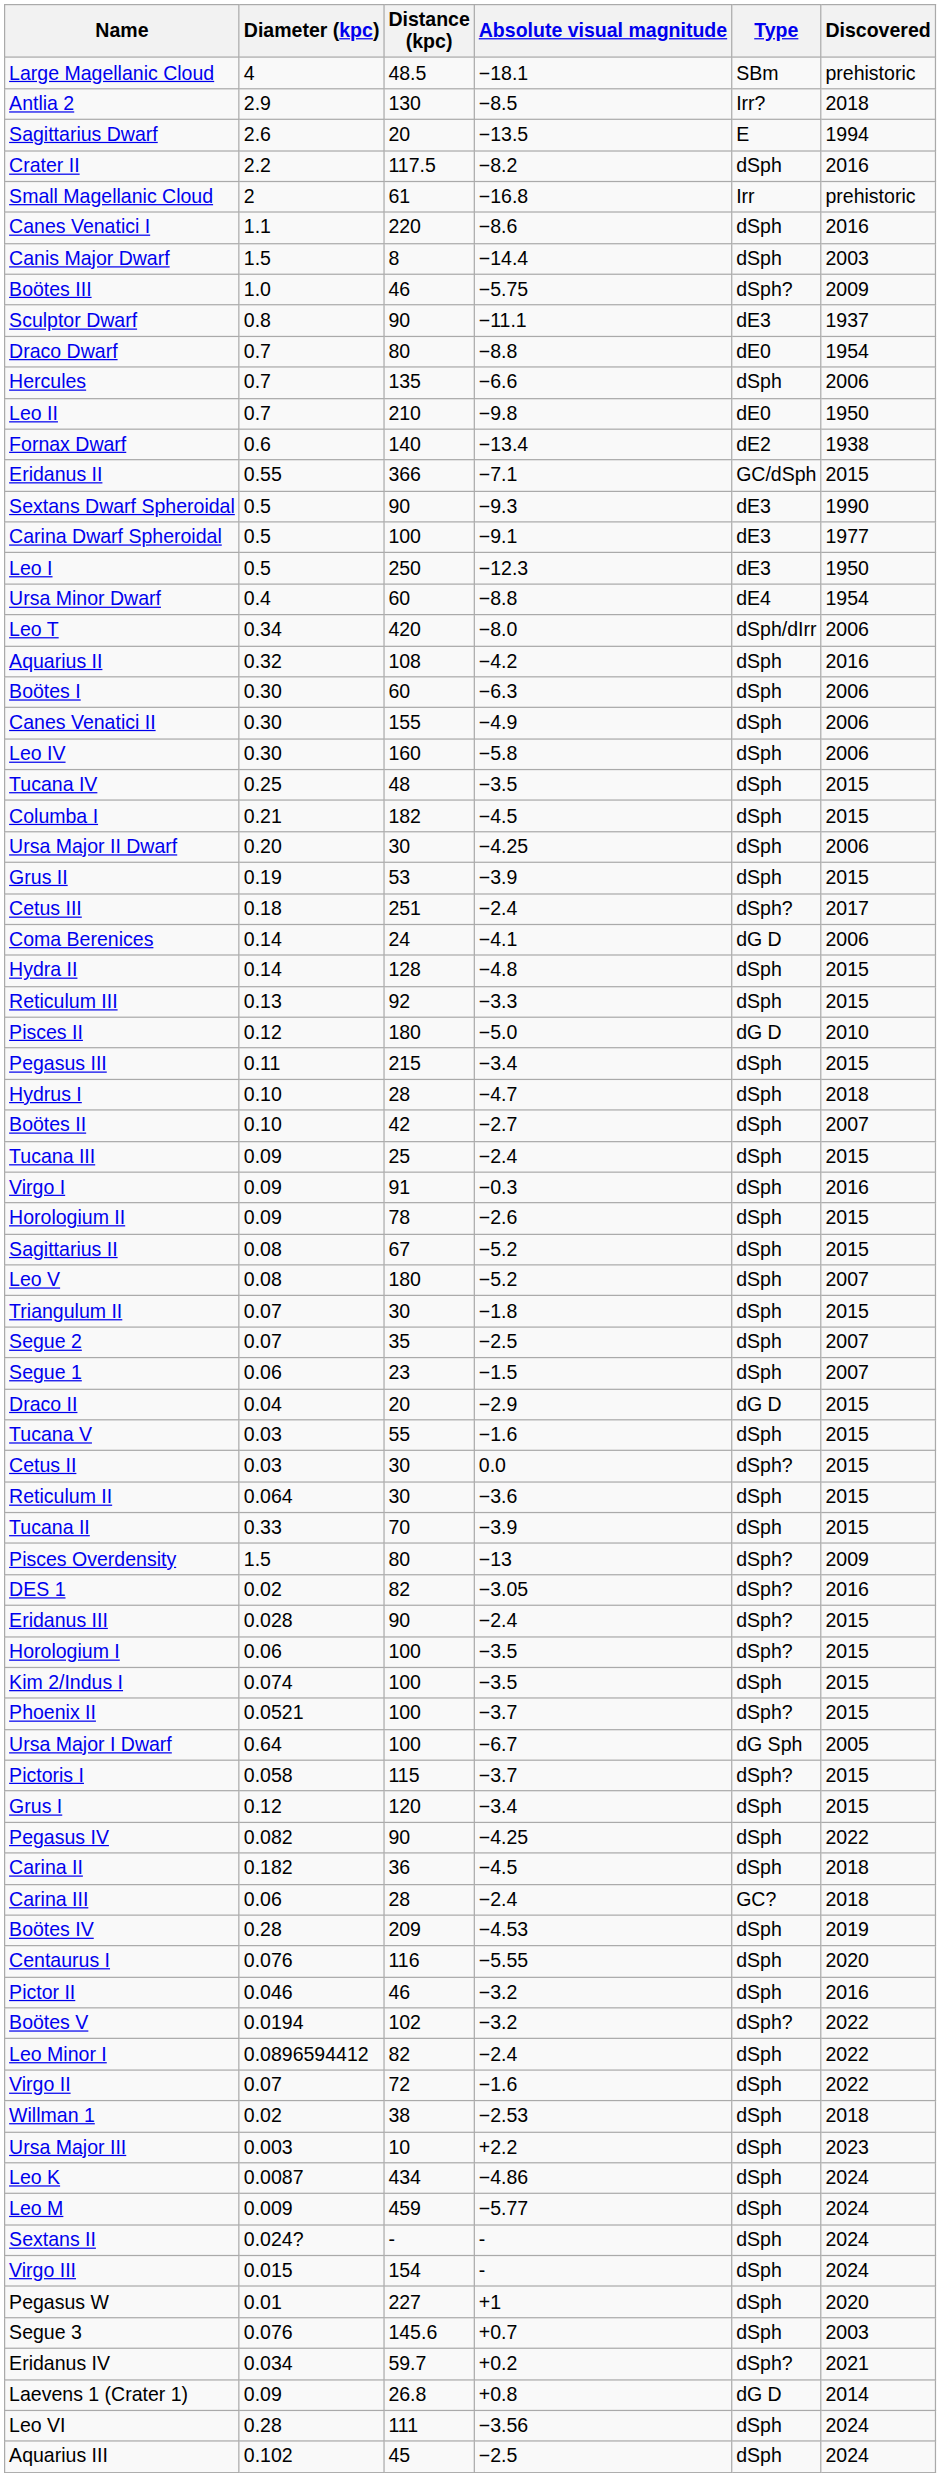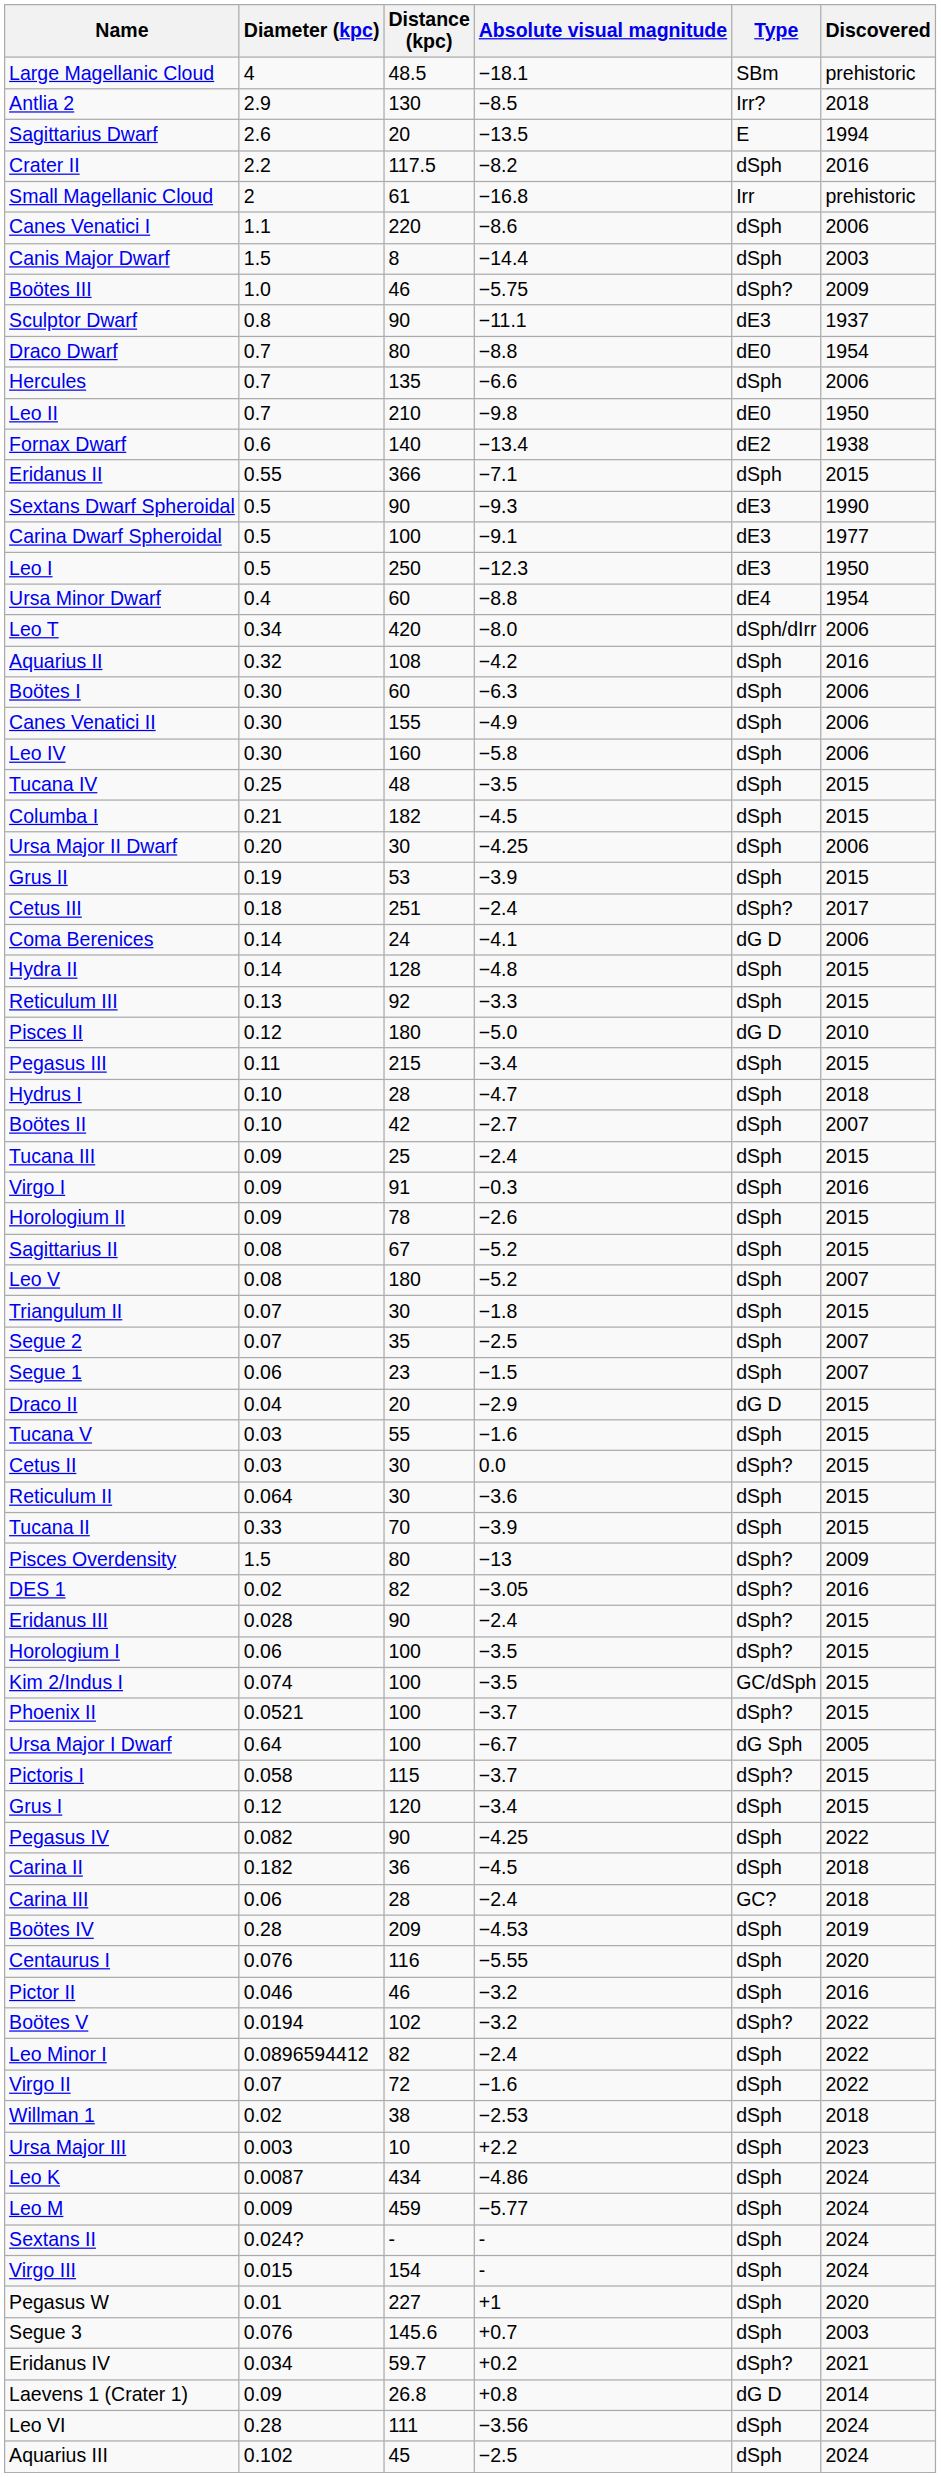(847, 227) 2016 -> (847, 227) 2006
(776, 475) GC/dSph -> (759, 475) dSph
(759, 1682) dSph -> (776, 1682) GC/dSph
